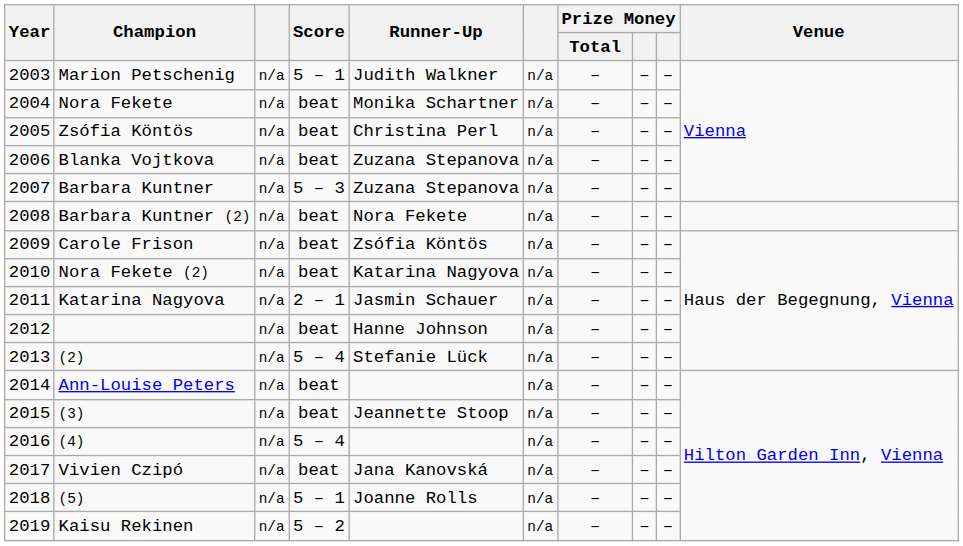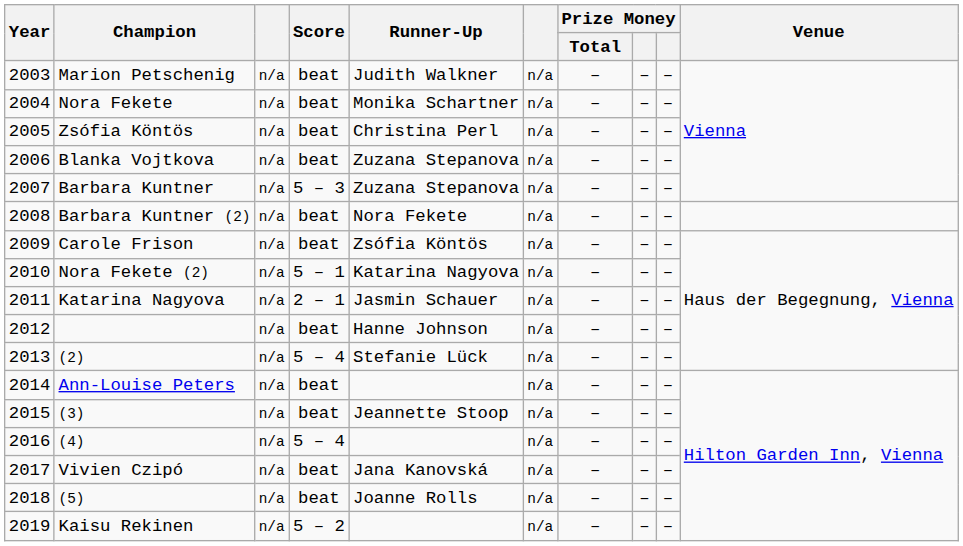(319, 75) 5 – 1 -> (319, 75) beat
(319, 272) beat -> (319, 272) 5 – 1
(319, 498) 5 – 1 -> (319, 498) beat
